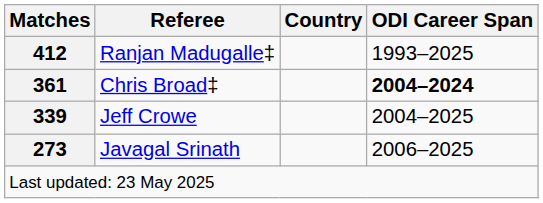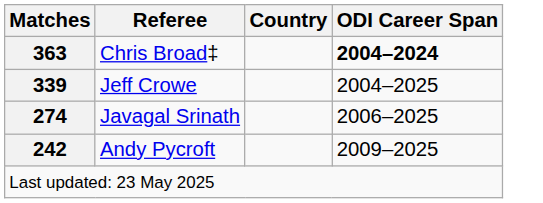- row: (188, 52)
(50, 85) 361 -> (50, 52) 363
(50, 149) 273 -> (50, 117) 274
+ row: (158, 149)
